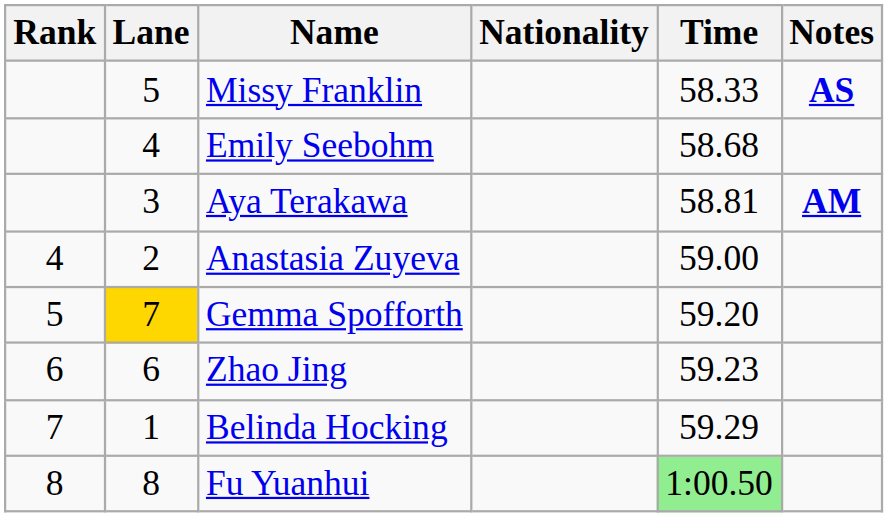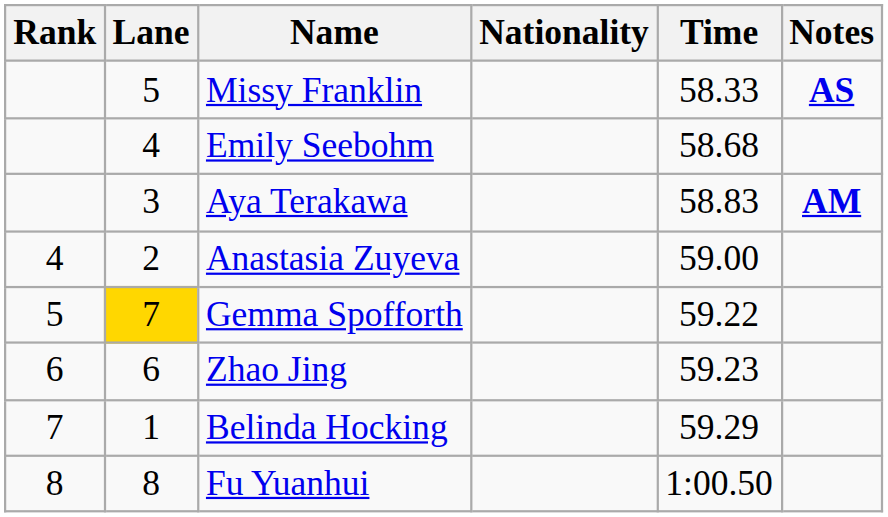(719, 201) 58.81 -> (719, 201) 58.83
(719, 314) 59.20 -> (719, 314) 59.22
(719, 483) lightgreen background -> (719, 483) no background
